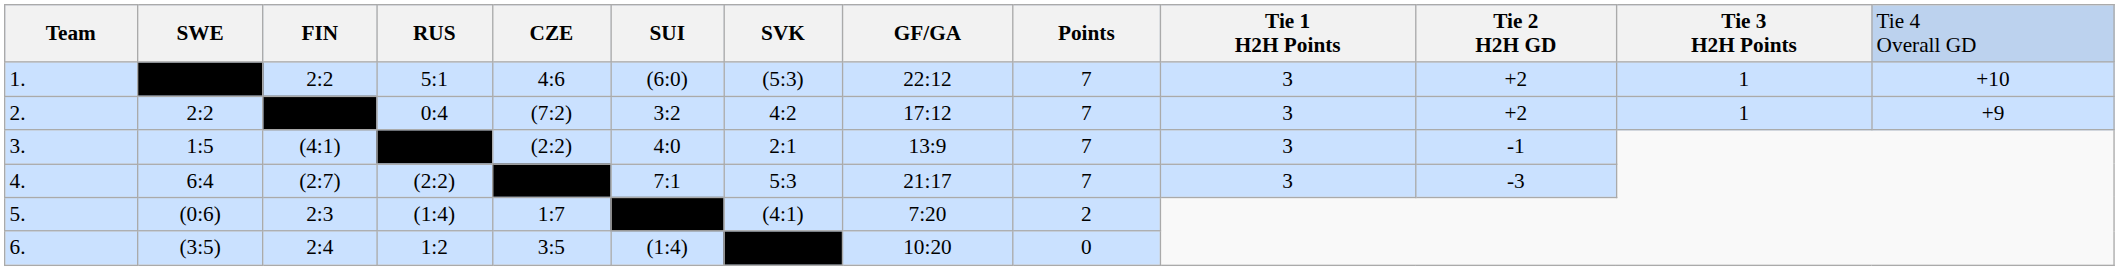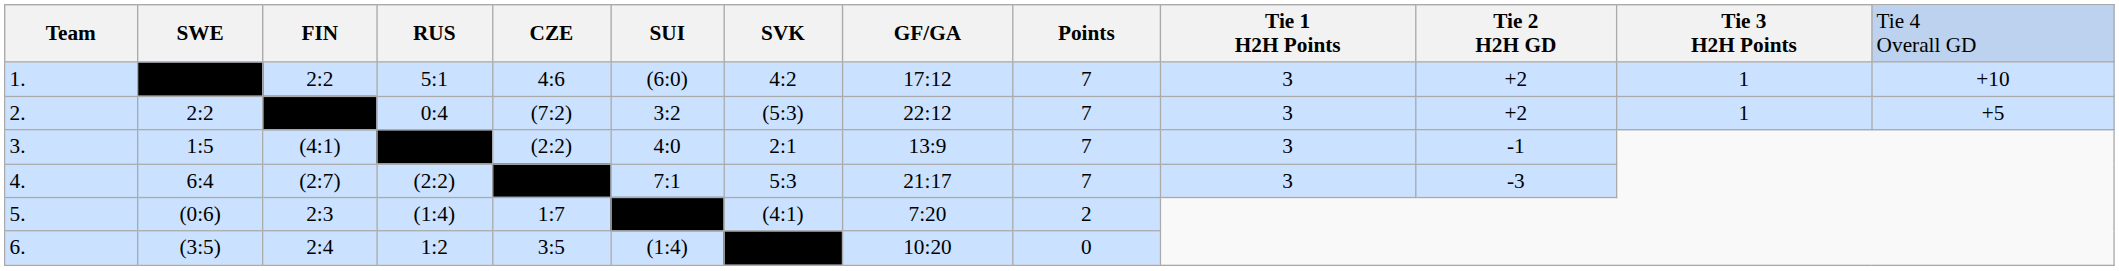(783, 79) (5:3) -> (783, 79) 4:2
(927, 79) 22:12 -> (927, 79) 17:12
(783, 112) 4:2 -> (783, 112) (5:3)
(927, 112) 17:12 -> (927, 112) 22:12
(1993, 112) +9 -> (1993, 112) +5
